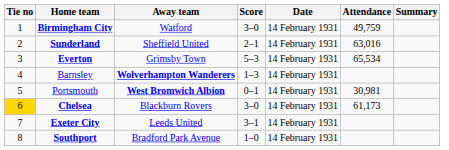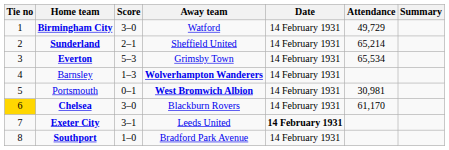columns swapped: (251, 12) <-> (176, 12)
(367, 28) 49,759 -> (371, 28) 49,729
(367, 43) 63,016 -> (371, 43) 65,214
(367, 106) 61,173 -> (371, 106) 61,170
(303, 122) normal -> (305, 122) bold
